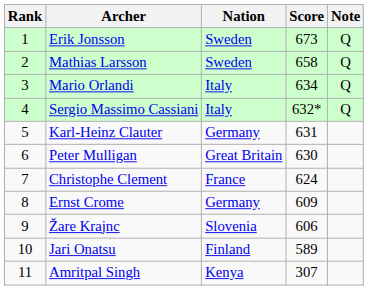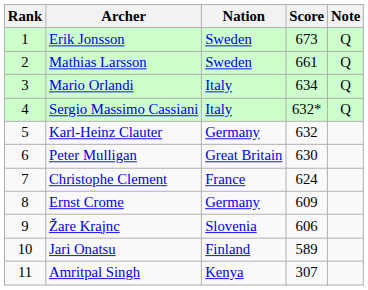(307, 62) 658 -> (307, 62) 661
(307, 132) 631 -> (307, 132) 632
